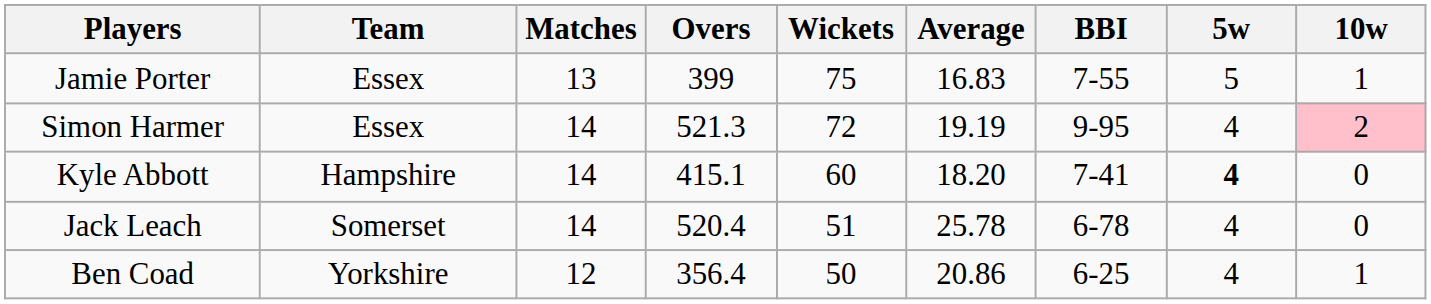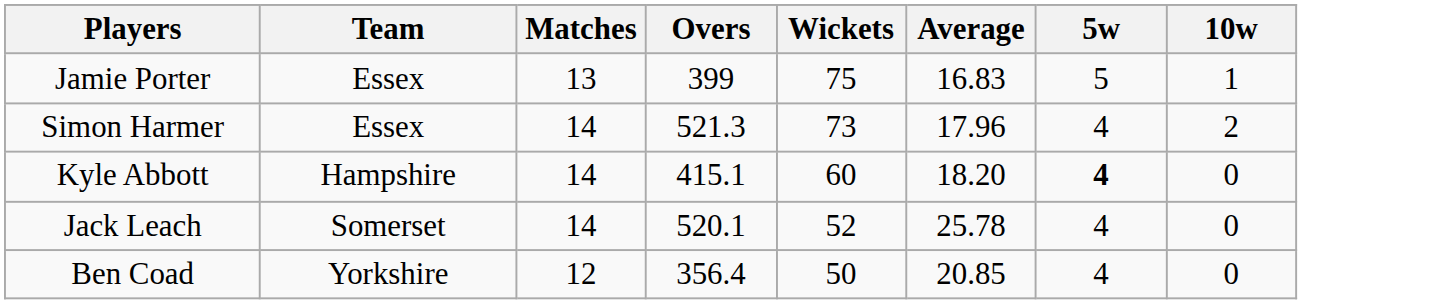- column: (1101, 28)
(841, 126) 72 -> (841, 126) 73
(971, 126) 19.19 -> (971, 126) 17.96
(1361, 126) pink background -> (1231, 126) no background
(711, 224) 520.4 -> (711, 224) 520.1
(841, 224) 51 -> (841, 224) 52
(971, 273) 20.86 -> (971, 273) 20.85
(1361, 273) 1 -> (1231, 273) 0
